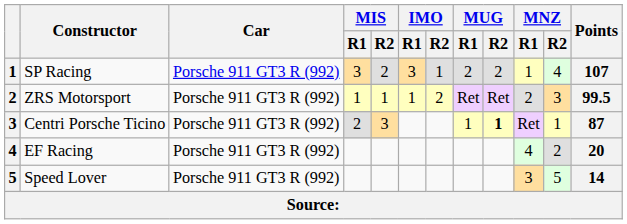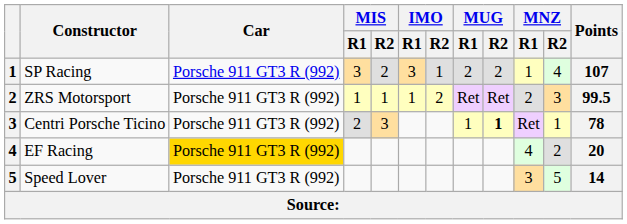(596, 124) 87 -> (596, 124) 78
(256, 150) no background -> (256, 150) gold background
